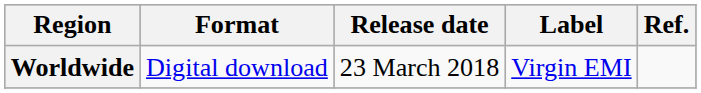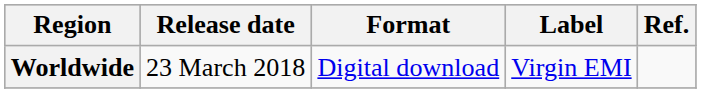columns swapped: (420, 25) <-> (237, 25)
